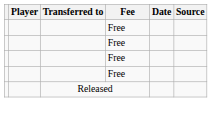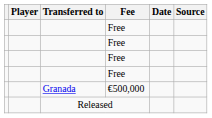+ row: (59, 89)
